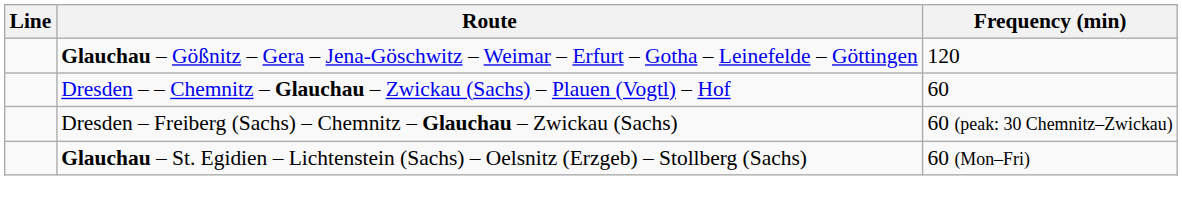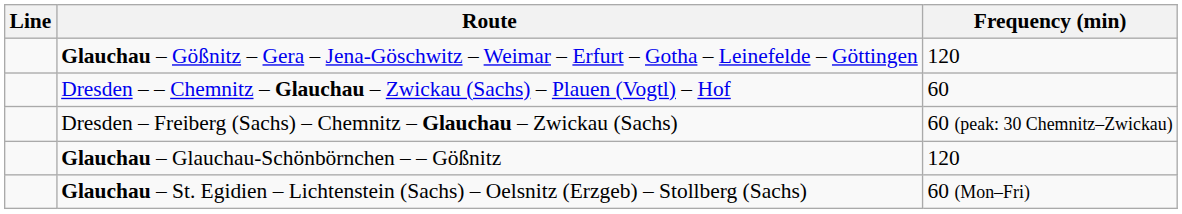+ row: (281, 157)
